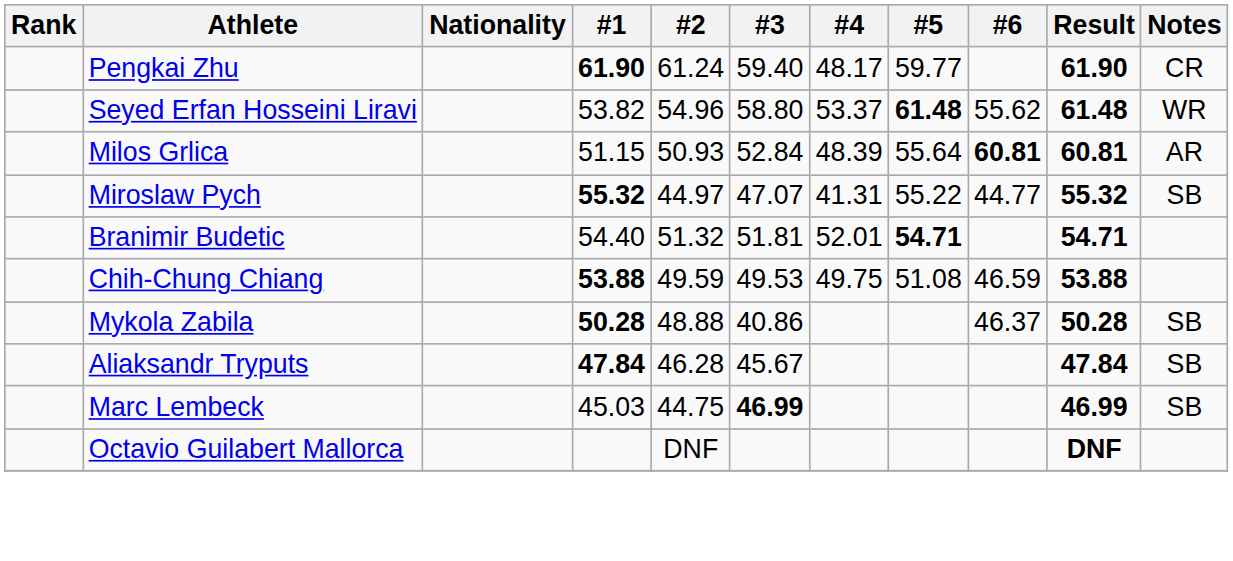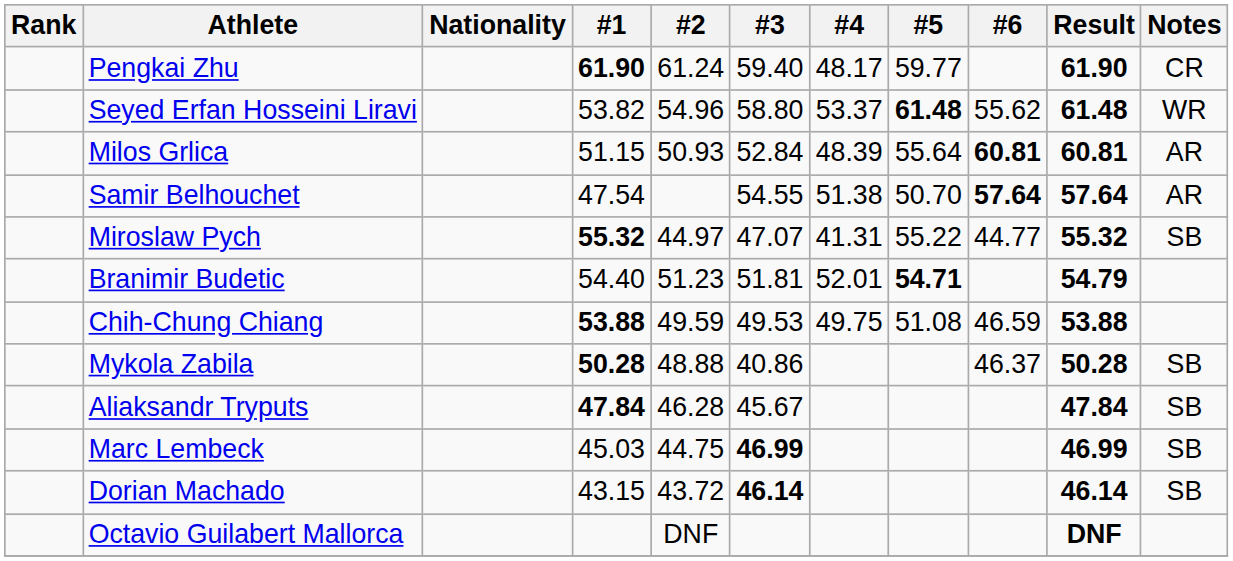+ row: (194, 195)
(691, 237) 51.32 -> (691, 279) 51.23
(1094, 237) 54.71 -> (1094, 279) 54.79
+ row: (187, 491)
